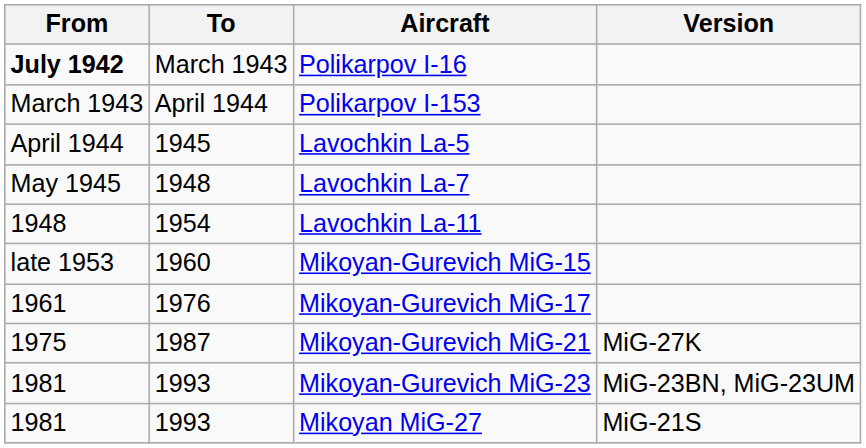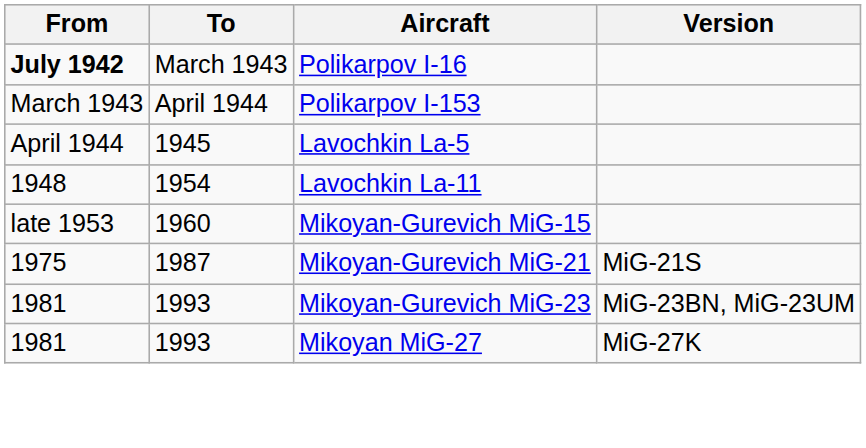- row: (384, 183)
- row: (445, 303)
(652, 343) MiG-27K -> (652, 263) MiG-21S
(652, 422) MiG-21S -> (652, 343) MiG-27K
